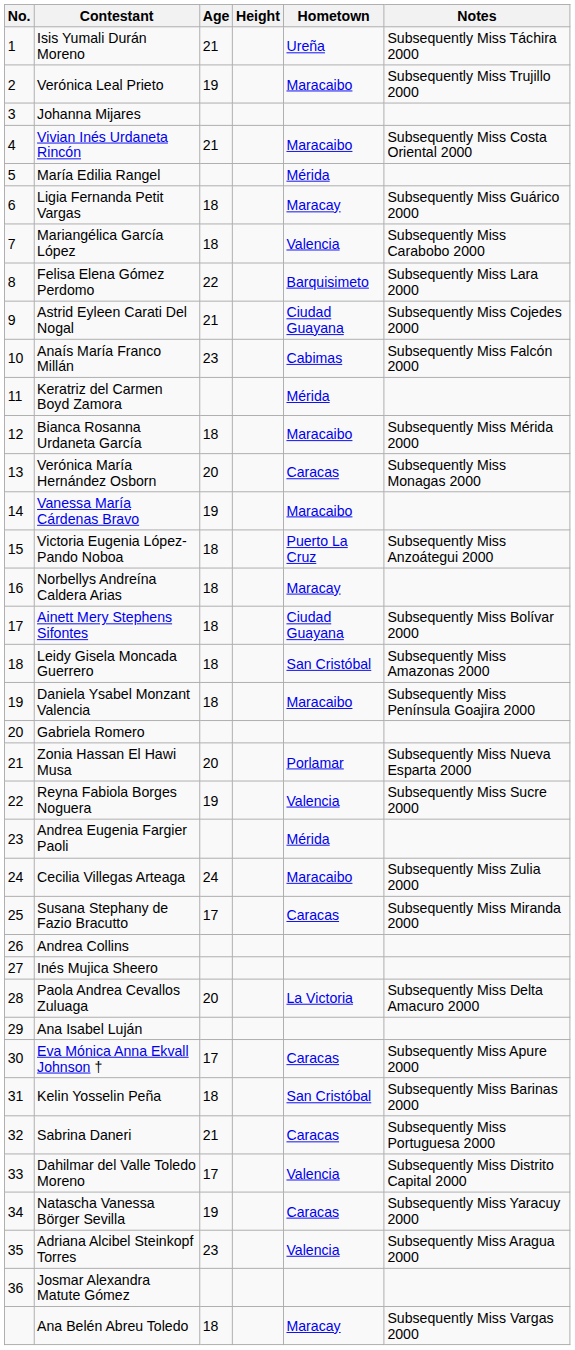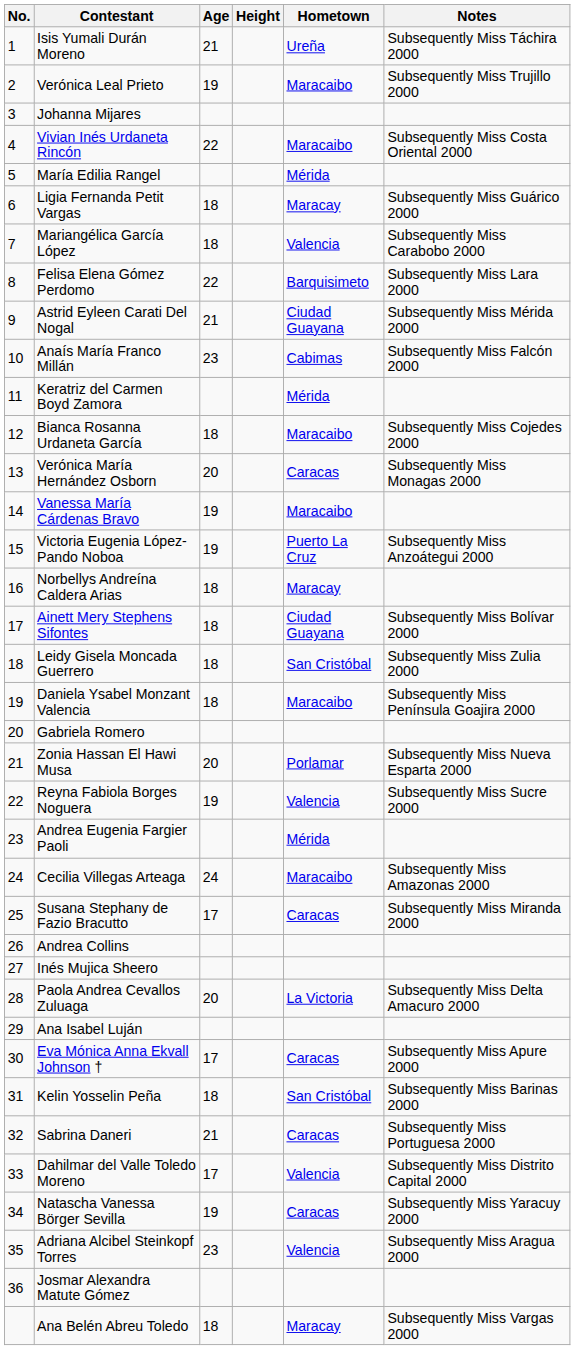(211, 145) 21 -> (211, 145) 22
(475, 320) Subsequently Miss Cojedes 2000 -> (470, 320) Subsequently Miss Mérida 2000
(470, 435) Subsequently Miss Mérida 2000 -> (475, 435) Subsequently Miss Cojedes 2000
(211, 549) 18 -> (211, 549) 19
(447, 664) Subsequently Miss Amazonas 2000 -> (464, 664) Subsequently Miss Zulia 2000
(464, 877) Subsequently Miss Zulia 2000 -> (447, 877) Subsequently Miss Amazonas 2000
